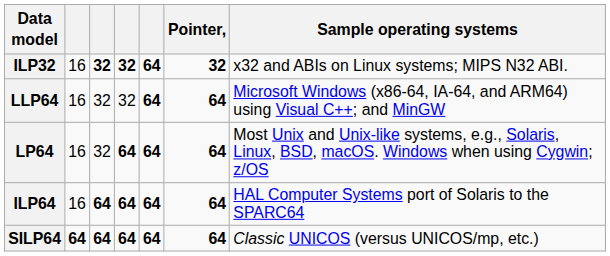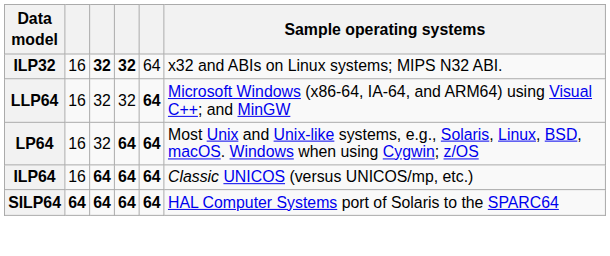- column: (197, 29)
(152, 66) bold -> (152, 66) normal
(391, 204) HAL Computer Systems port of Solaris to the SPARC64 -> (321, 177) Classic UNICOS (versus UNICOS/mp, etc.)
(386, 238) Classic UNICOS (versus UNICOS/mp, etc.) -> (363, 202) HAL Computer Systems port of Solaris to the SPARC64
